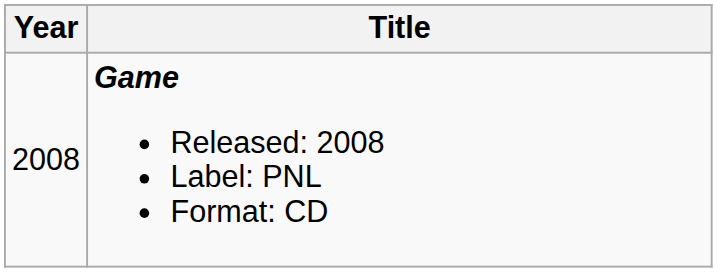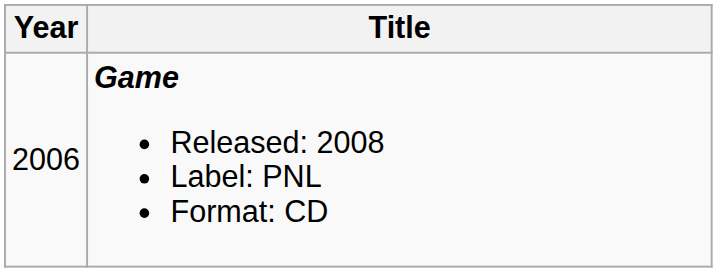(46, 159) 2008 -> (46, 159) 2006
